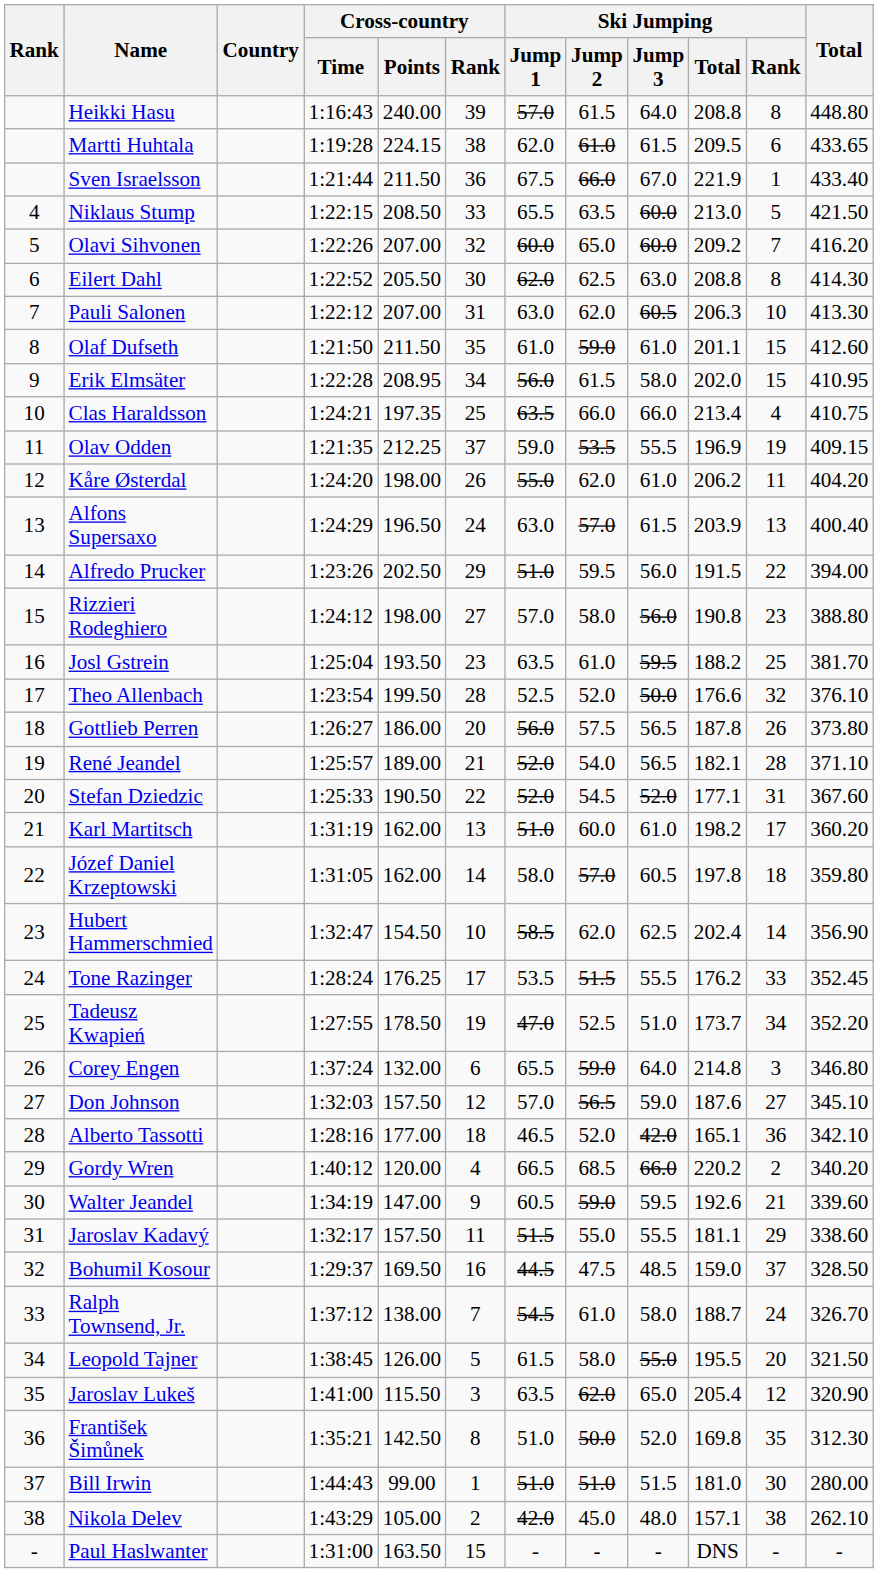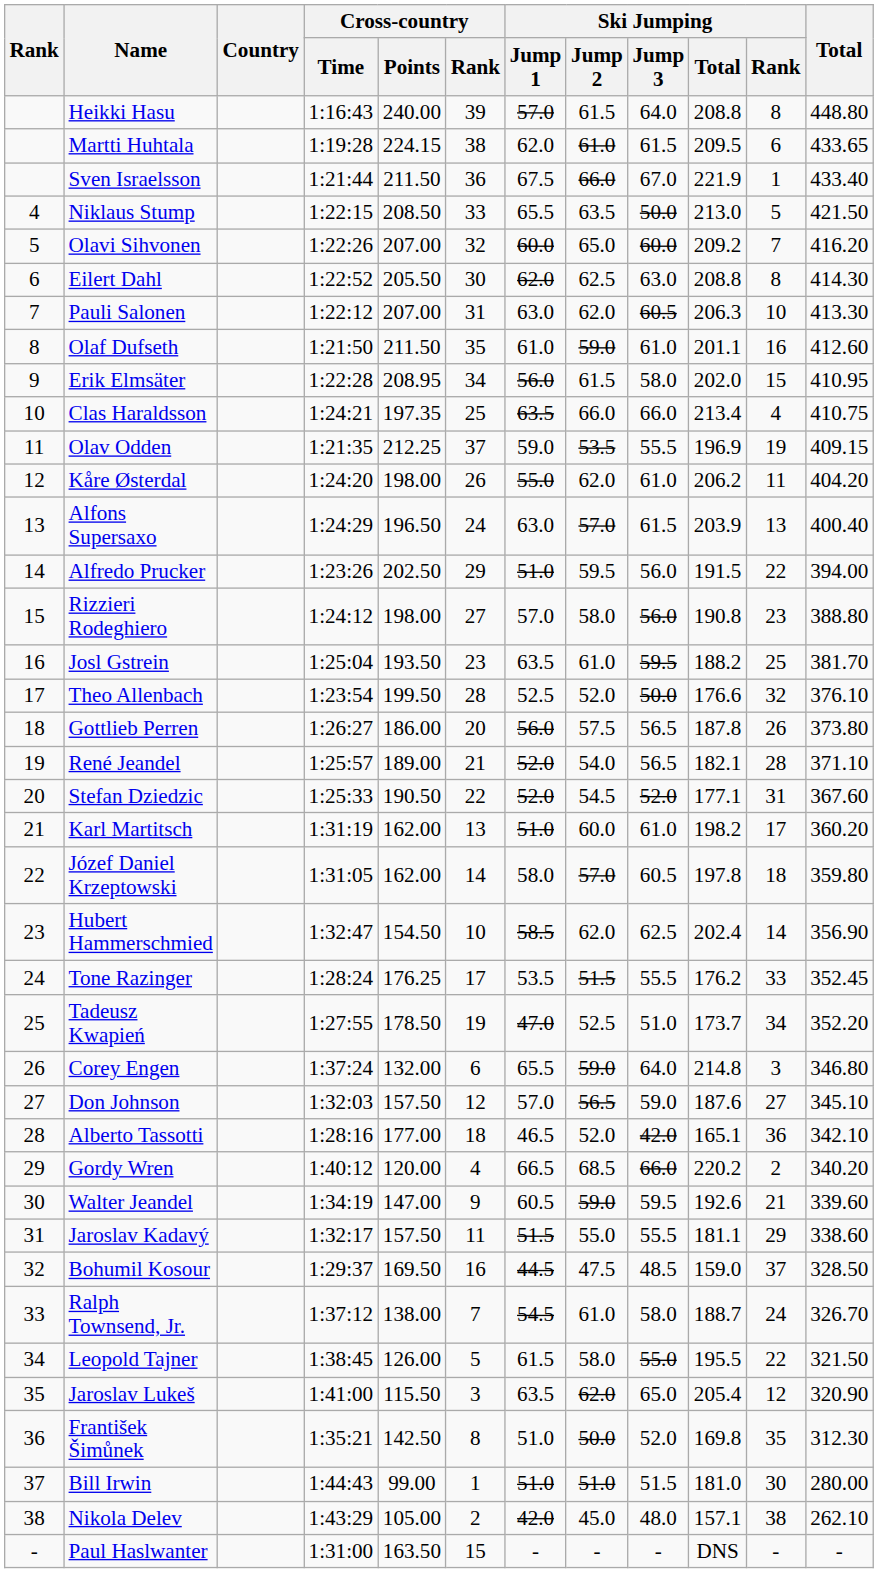(658, 212) 60.0 -> (658, 212) 50.0
(776, 346) 15 -> (776, 346) 16
(776, 1359) 20 -> (776, 1359) 22
